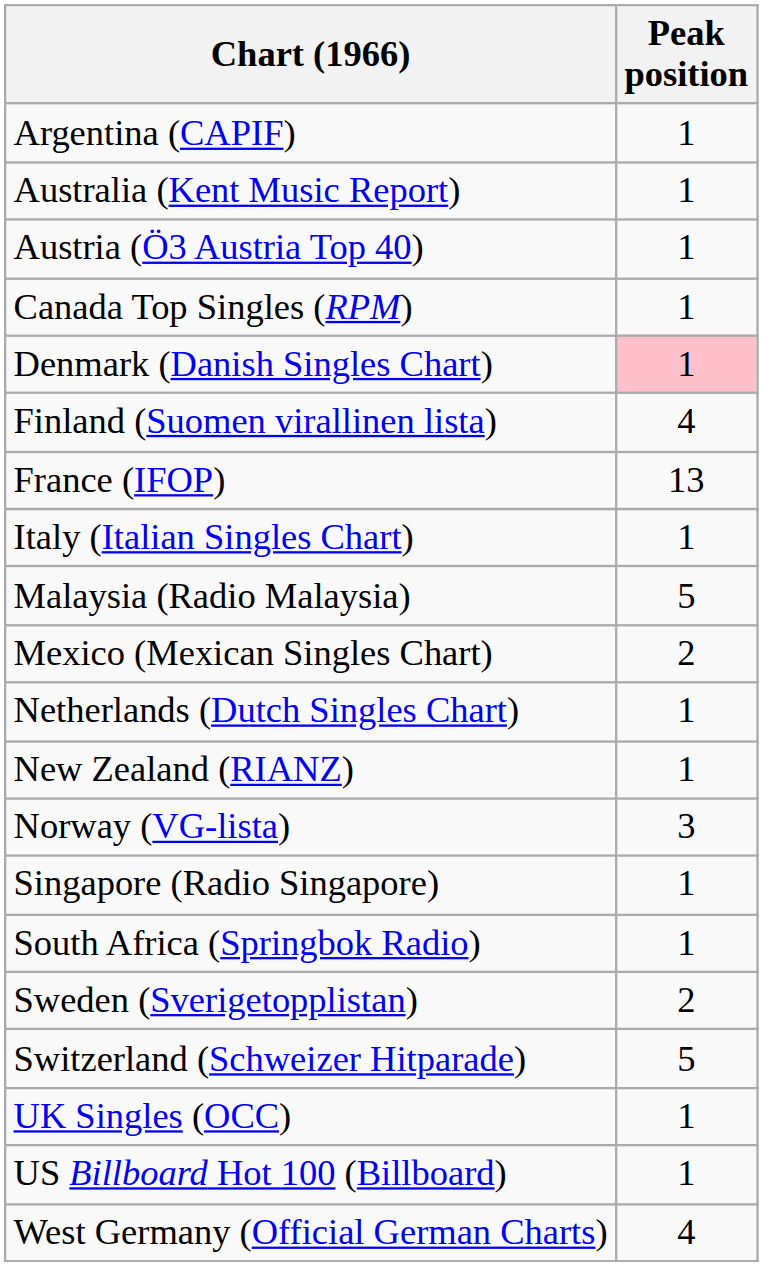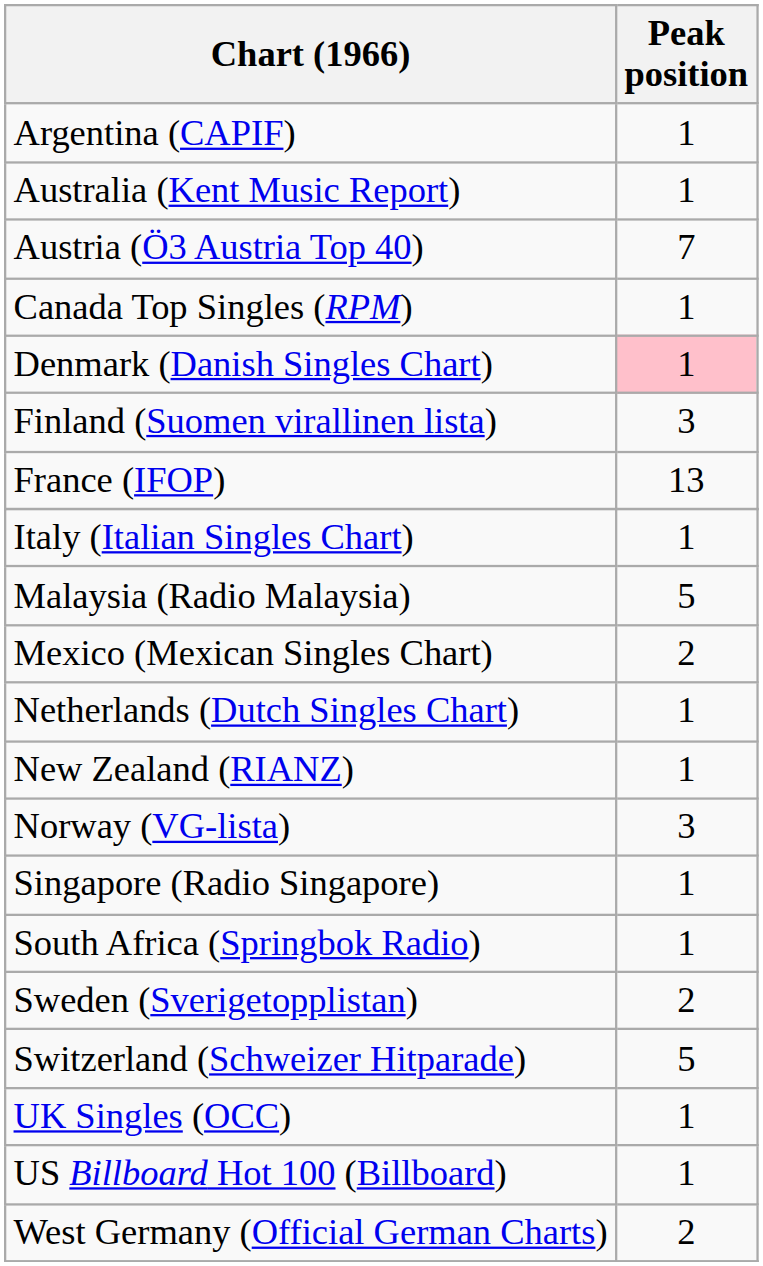(686, 248) 1 -> (686, 248) 7
(686, 421) 4 -> (686, 421) 3
(686, 1231) 4 -> (686, 1231) 2
